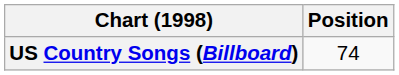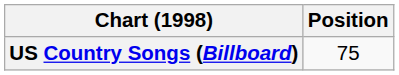(348, 53) 74 -> (348, 53) 75
